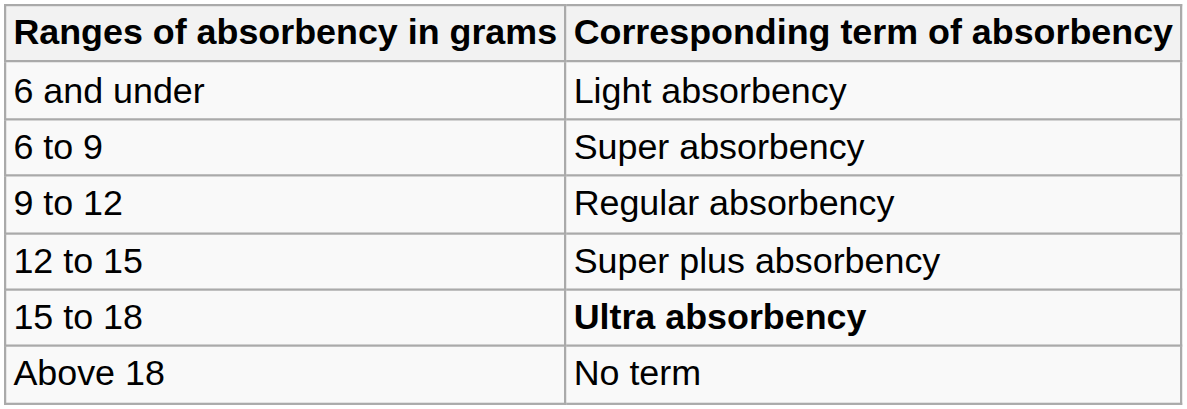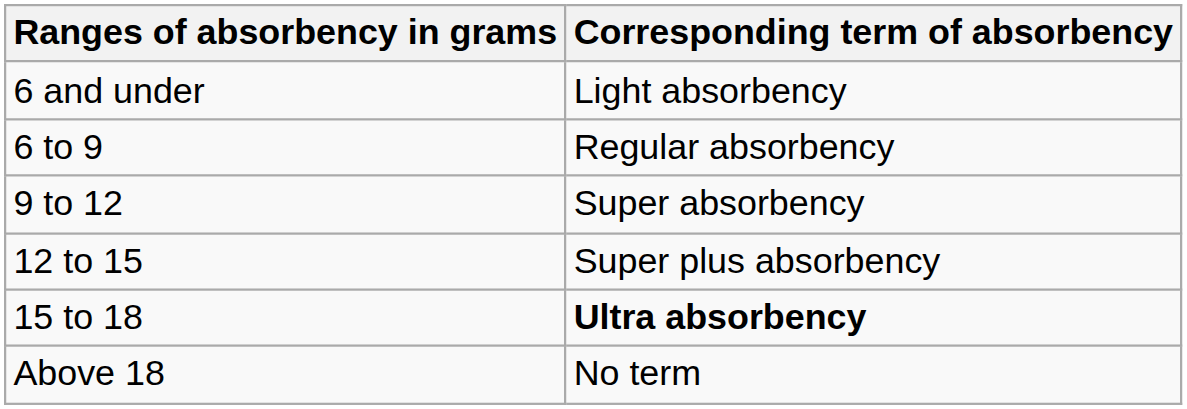(719, 146) Super absorbency -> (734, 146) Regular absorbency
(734, 203) Regular absorbency -> (719, 203) Super absorbency
